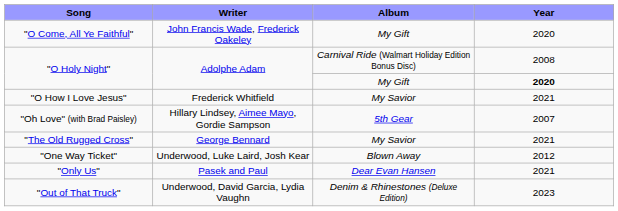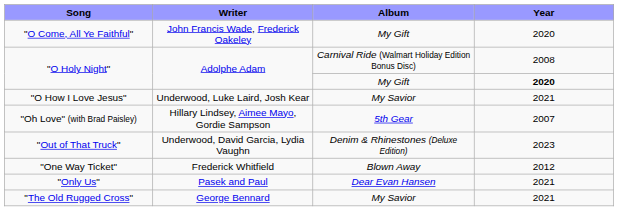(233, 97) Frederick Whitfield -> (233, 97) Underwood, Luke Laird, Josh Kear
rows swapped: (79, 139) <-> (79, 192)
(233, 155) Underwood, Luke Laird, Josh Kear -> (233, 166) Frederick Whitfield
